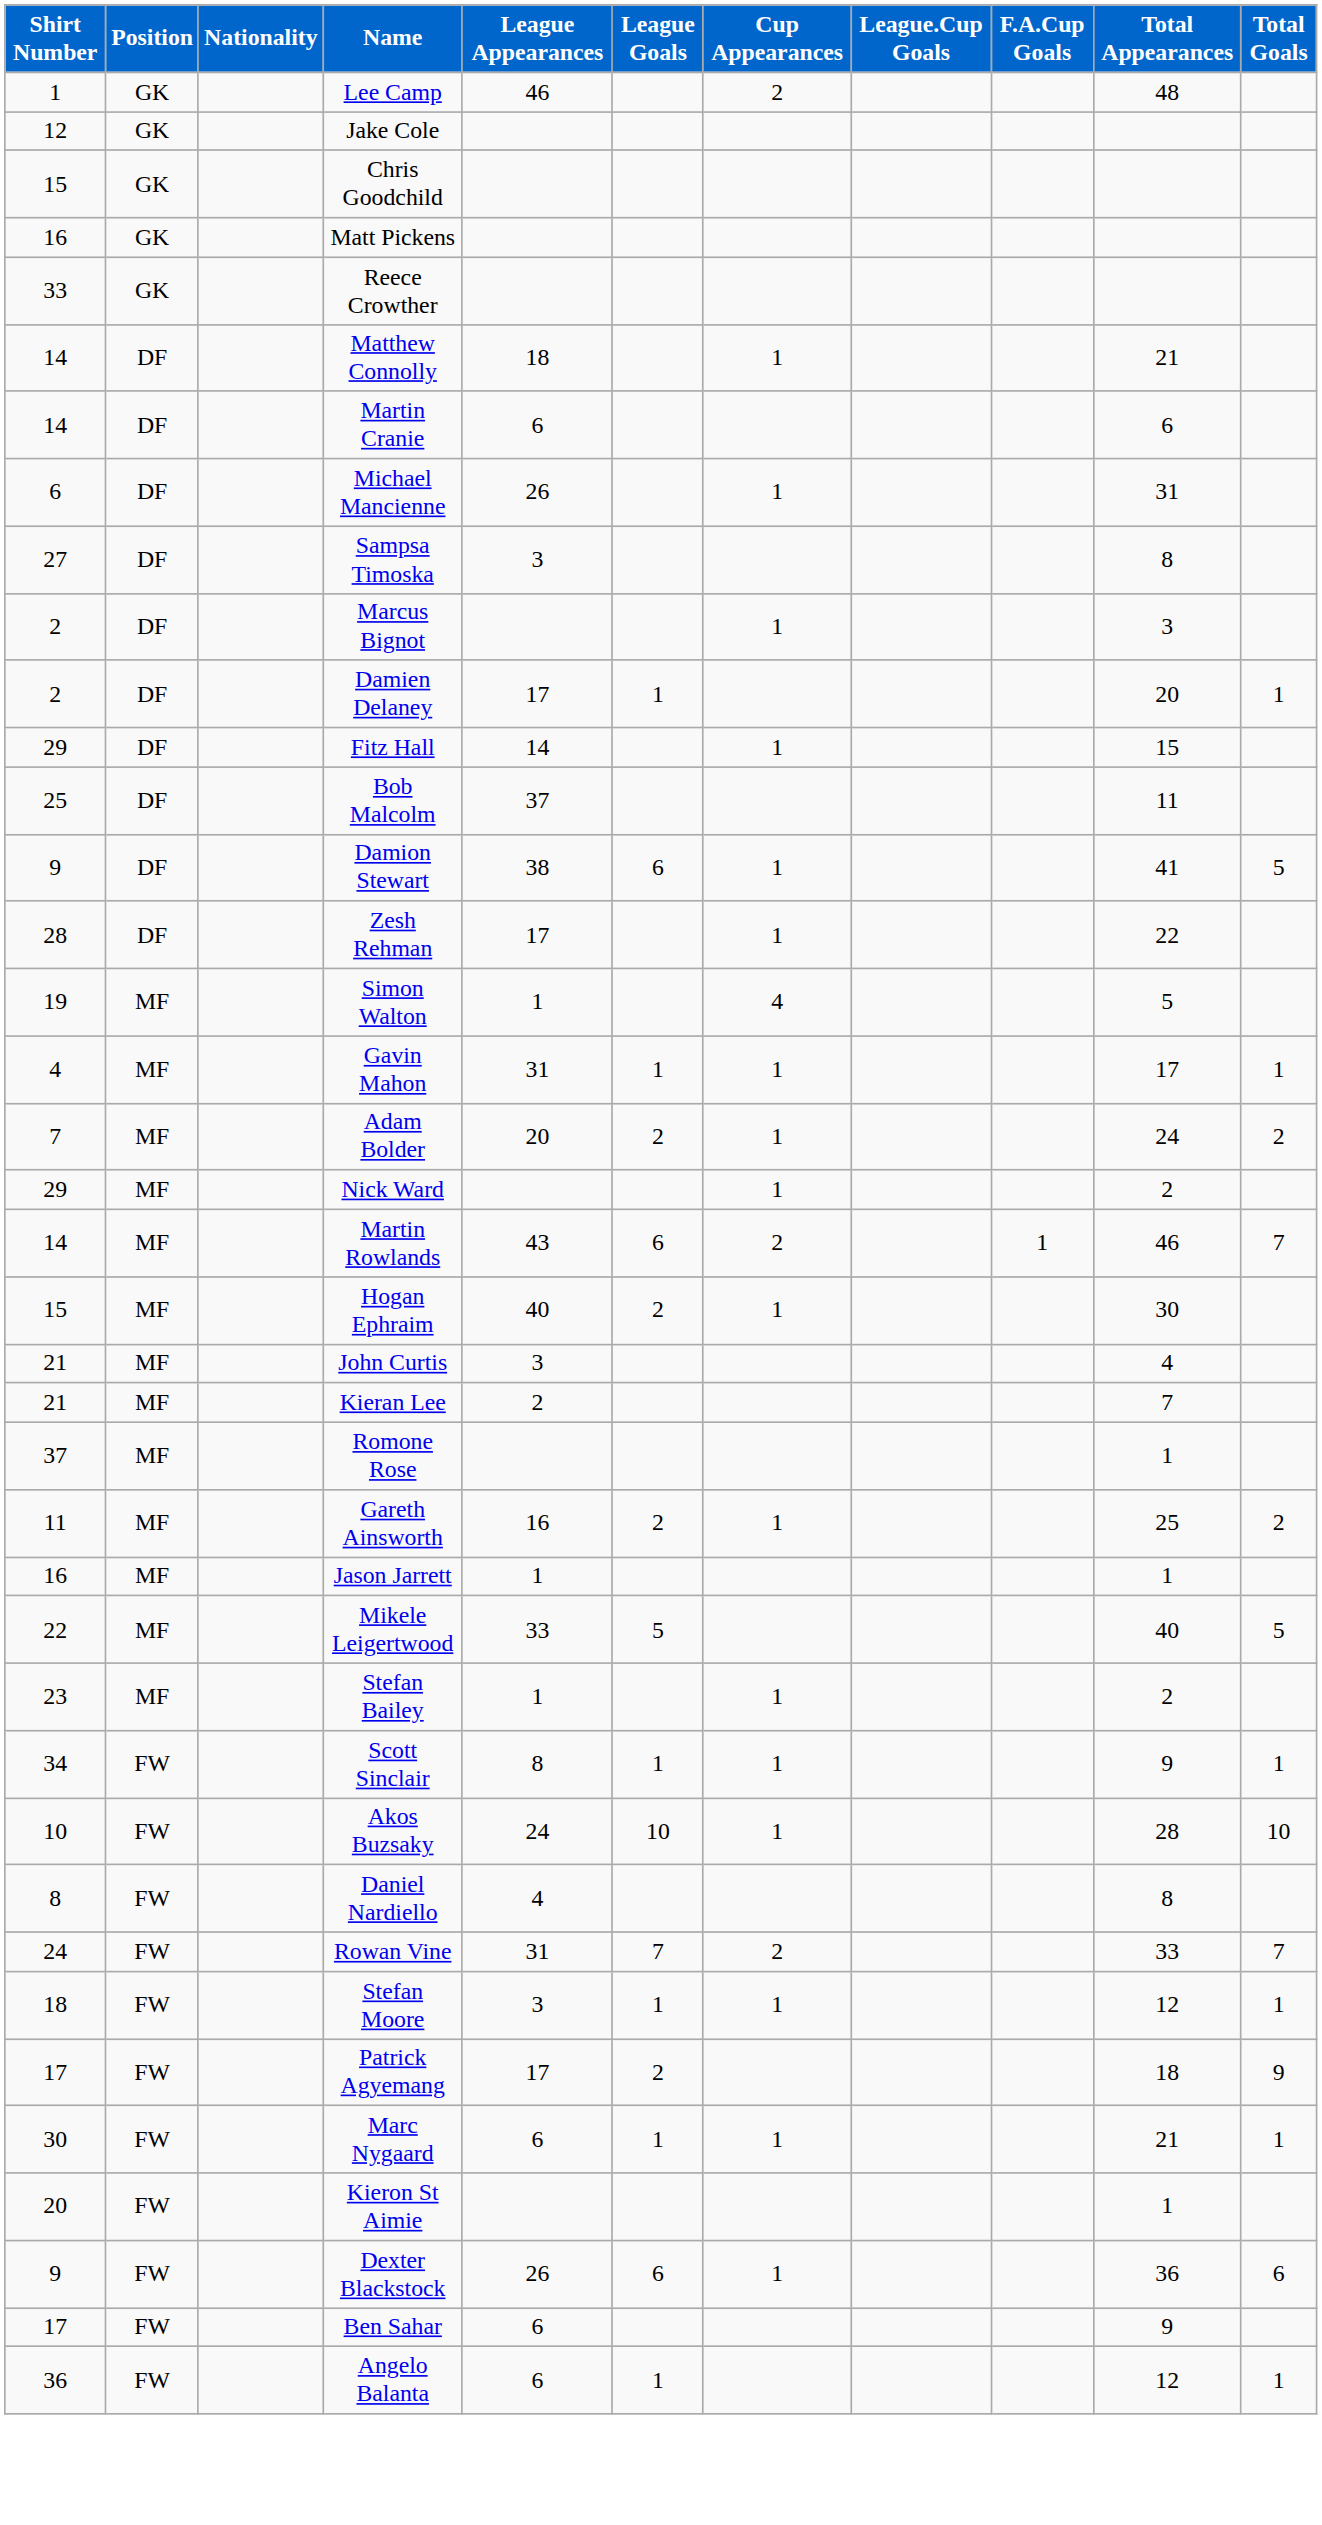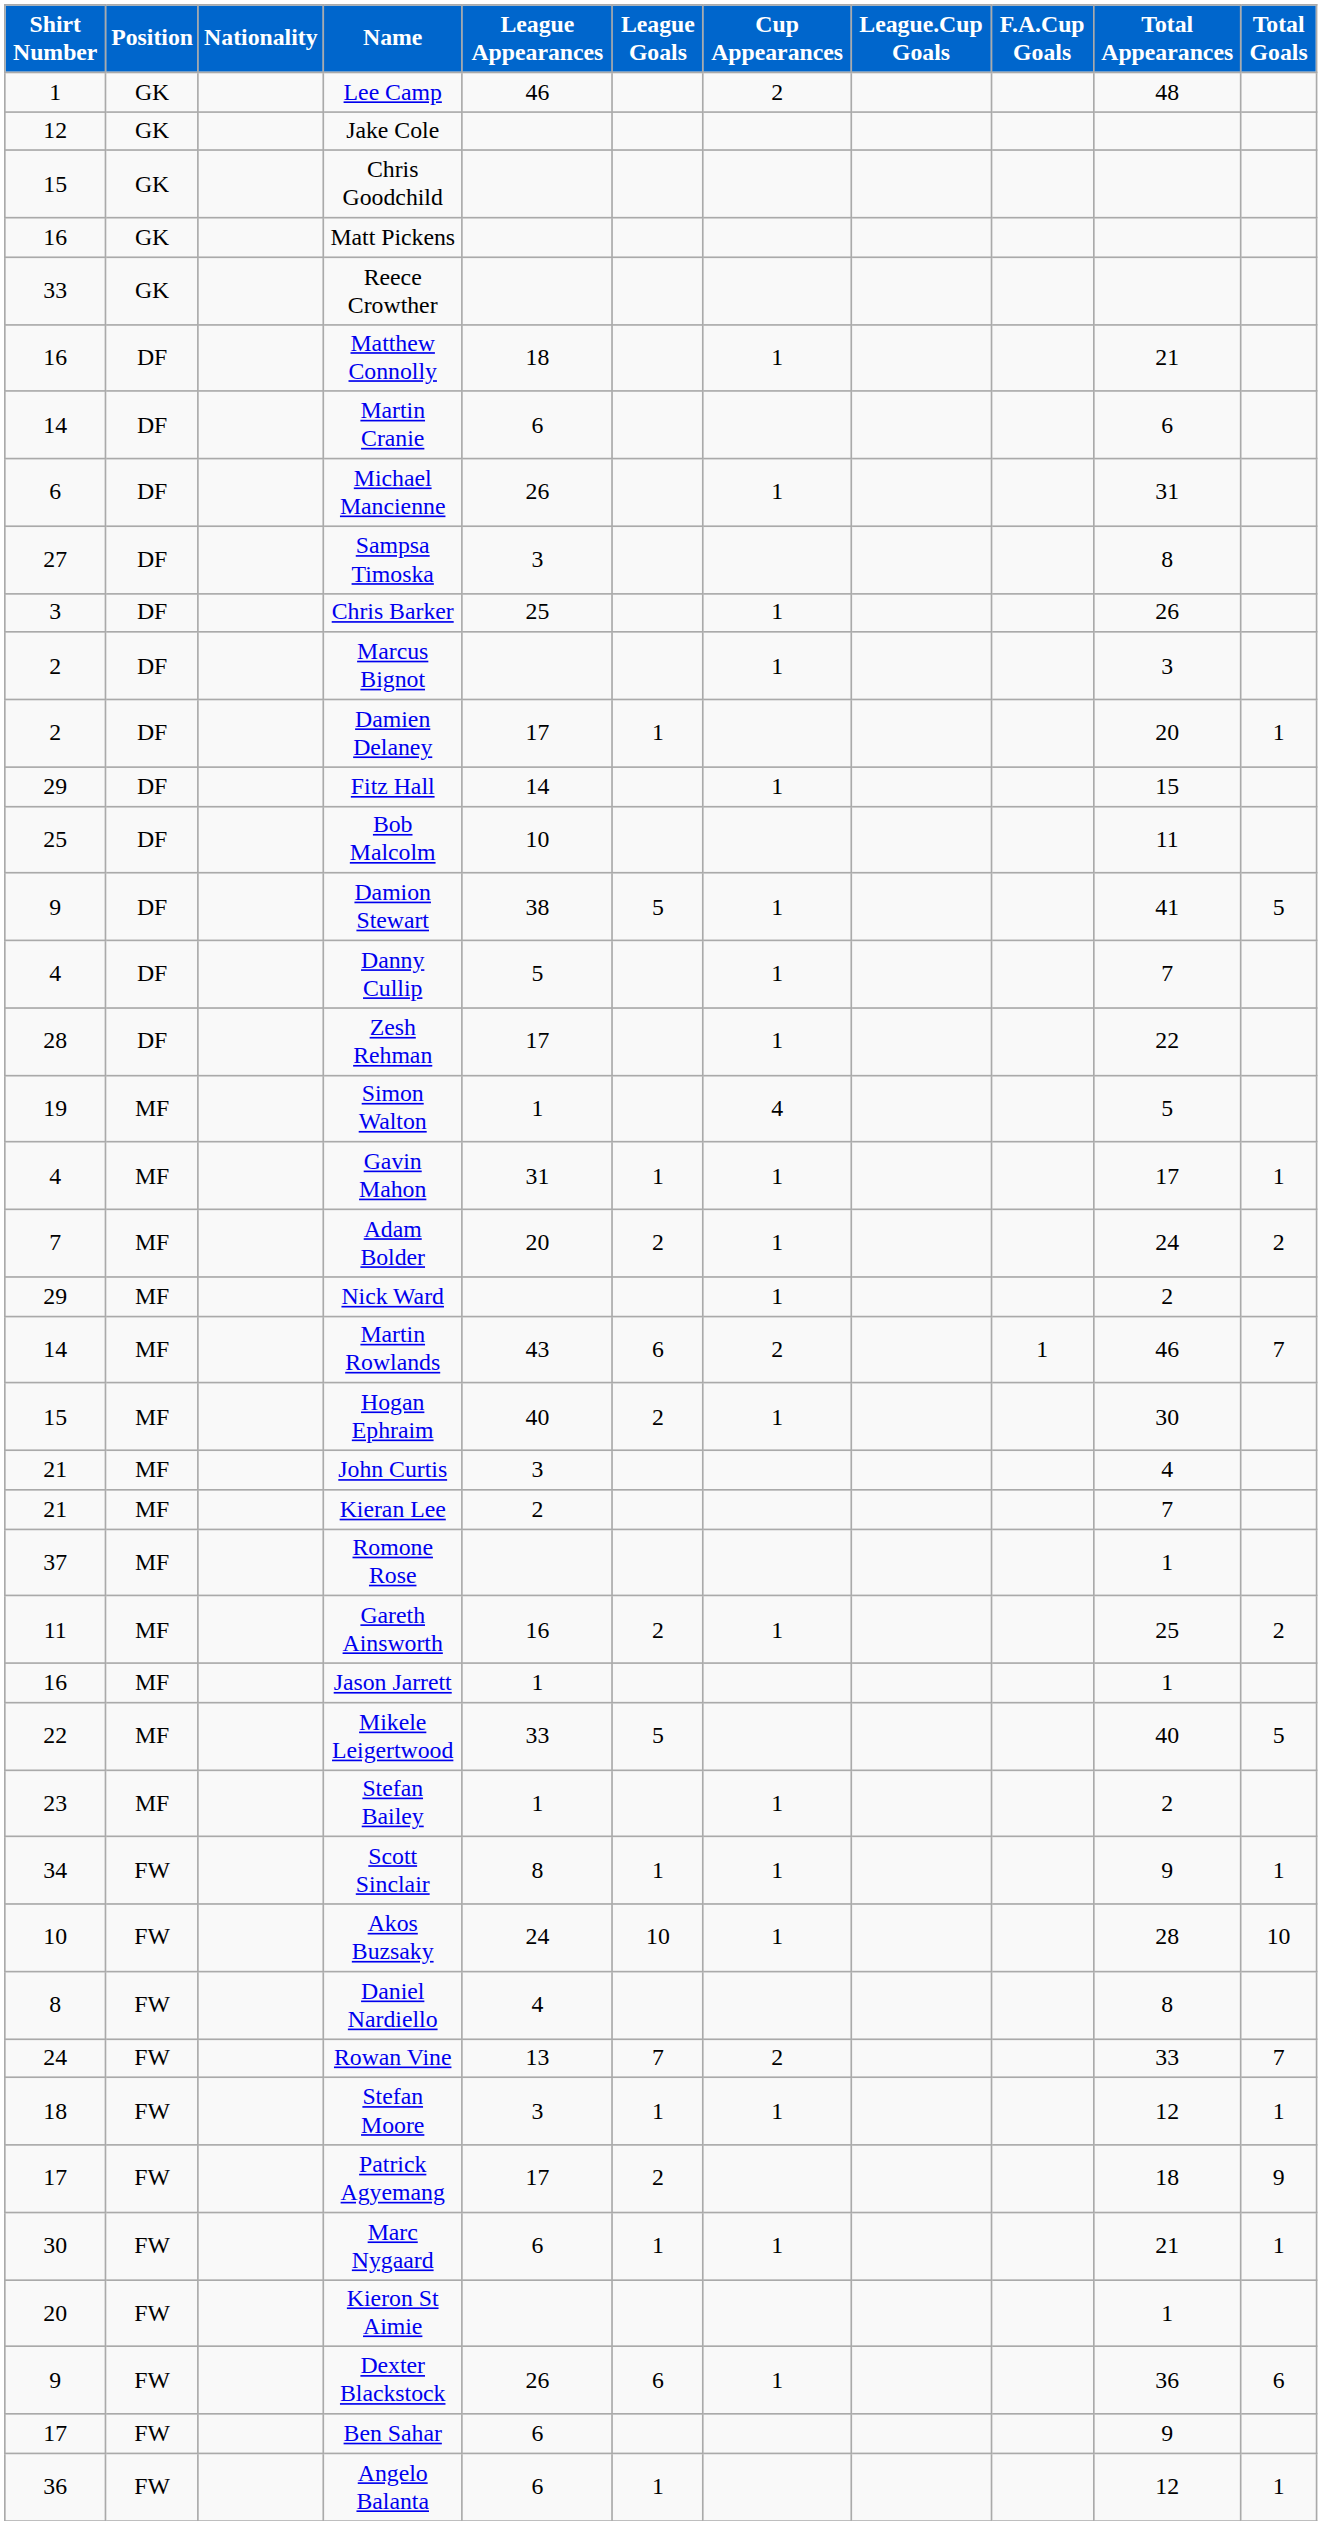(55, 357) 14 -> (55, 357) 16
+ row: (393, 612)
(537, 800) 37 -> (537, 839) 10
(658, 867) 6 -> (658, 906) 5
+ row: (393, 974)
(537, 1951) 31 -> (537, 2058) 13
